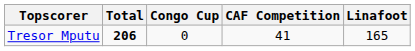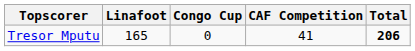columns swapped: (377, 15) <-> (125, 15)
